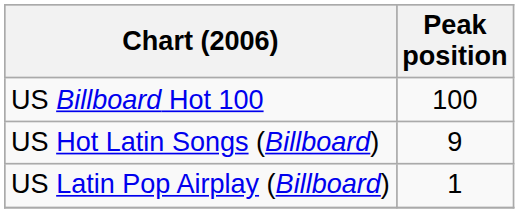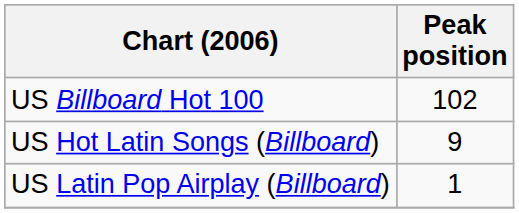(455, 99) 100 -> (455, 99) 102
